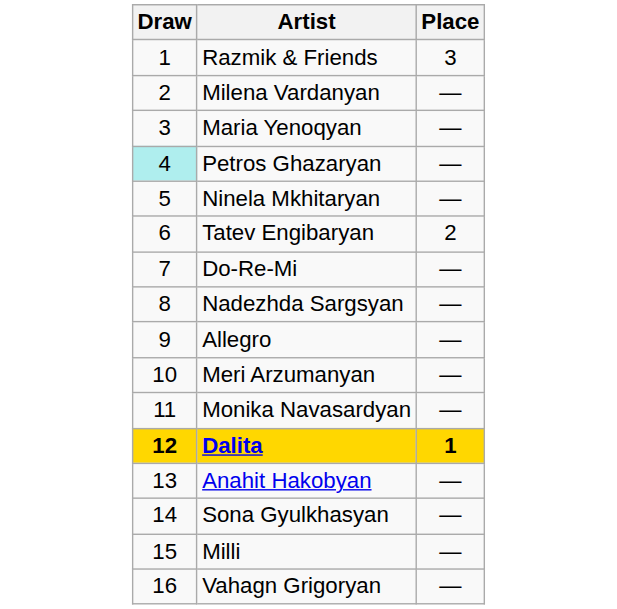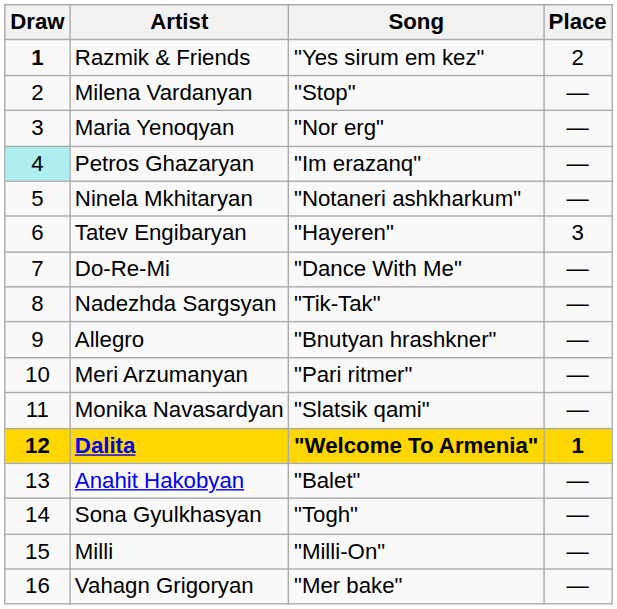+ column: (416, 22)
(165, 57) normal -> (37, 57) bold
(450, 57) 3 -> (578, 57) 2
(450, 233) 2 -> (578, 233) 3
